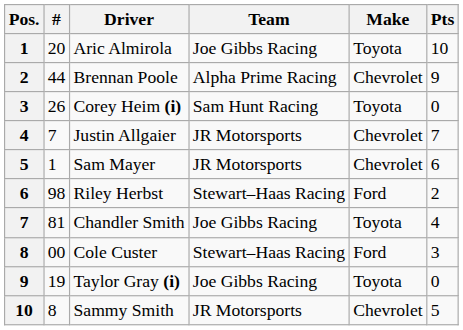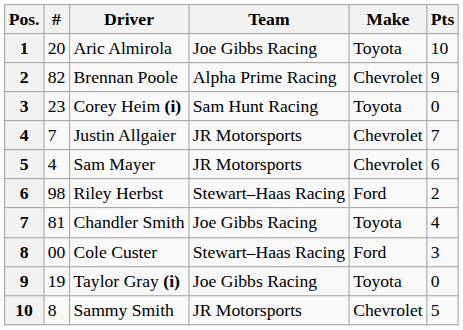(57, 77) 44 -> (57, 77) 82
(57, 106) 26 -> (57, 106) 23
(52, 164) 1 -> (52, 164) 4
